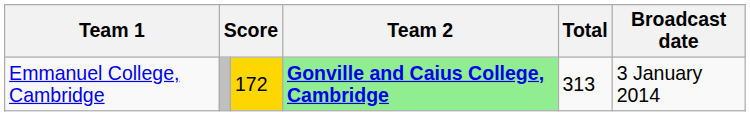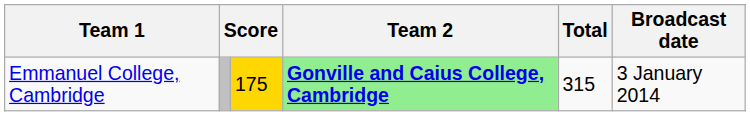(251, 83) 172 -> (251, 83) 175
(579, 83) 313 -> (579, 83) 315
